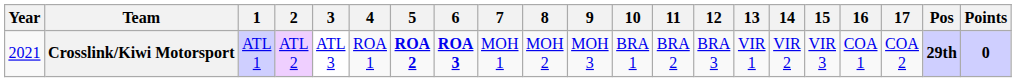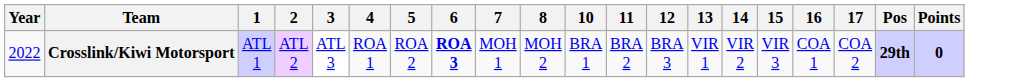- column: (590, 17)
(24, 53) 2021 -> (24, 53) 2022
(412, 53) bold -> (411, 53) normal
